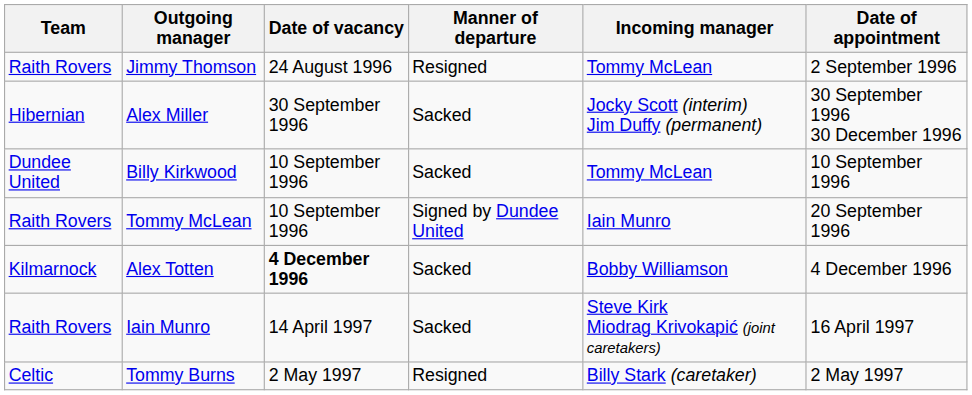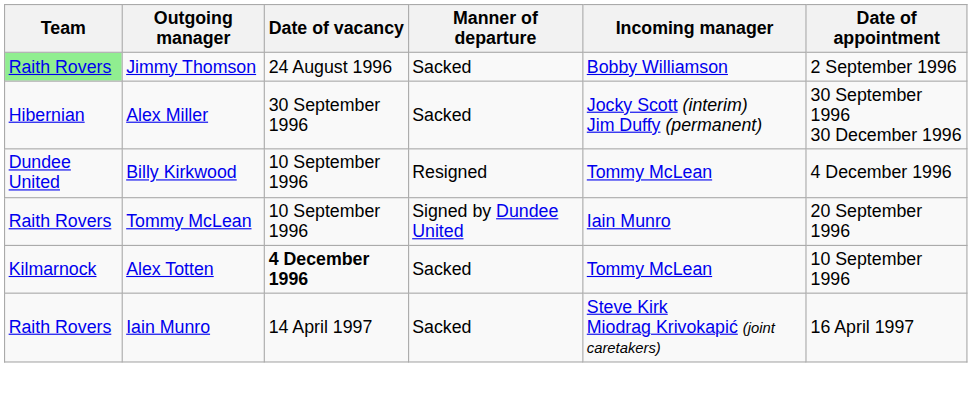(60, 66) no background -> (60, 66) lightgreen background
(450, 66) Resigned -> (442, 66) Sacked
(649, 66) Tommy McLean -> (657, 66) Bobby Williamson
(442, 173) Sacked -> (450, 173) Resigned
(866, 173) 10 September 1996 -> (881, 173) 4 December 1996
(657, 269) Bobby Williamson -> (649, 269) Tommy McLean
(881, 269) 4 December 1996 -> (866, 269) 10 September 1996
- row: (180, 375)
